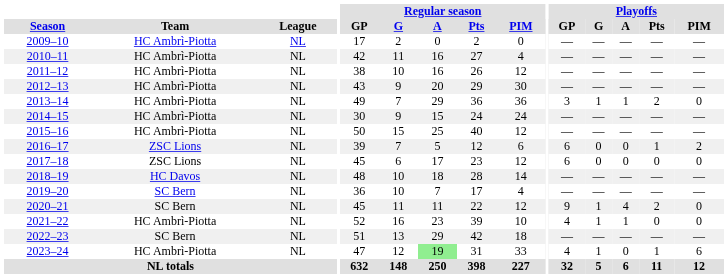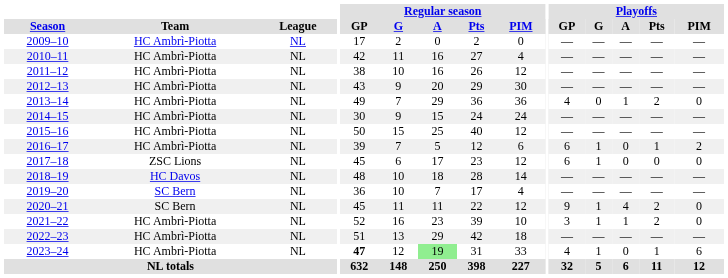(567, 101) 3 -> (567, 101) 4
(599, 101) 1 -> (599, 101) 0
(175, 146) ZSC Lions -> (175, 146) HC Ambrì-Piotta
(599, 146) 0 -> (599, 146) 1
(599, 161) 0 -> (599, 161) 1
(567, 221) 4 -> (567, 221) 3
(657, 221) 0 -> (657, 221) 2
(175, 236) SC Bern -> (175, 236) HC Ambrì-Piotta
(359, 251) normal -> (359, 251) bold
